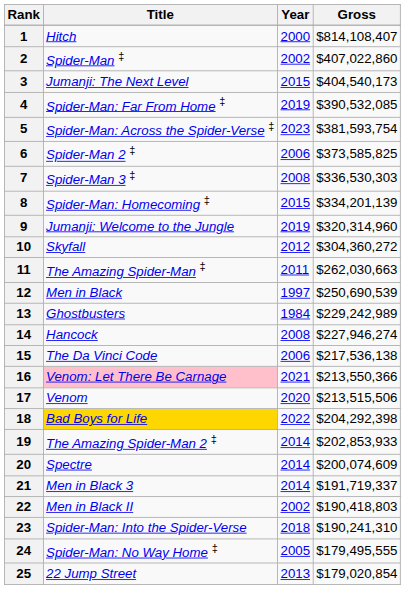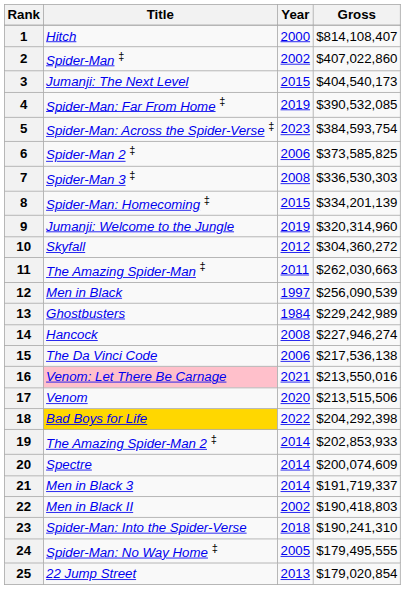(357, 129) $381,593,754 -> (357, 129) $384,593,754
(357, 292) $250,690,539 -> (357, 292) $256,090,539
(357, 377) $213,550,366 -> (357, 377) $213,550,016
